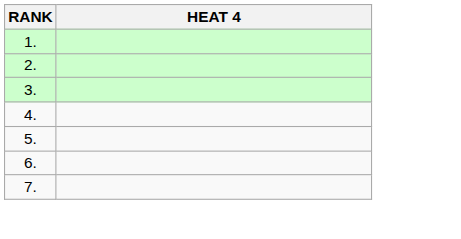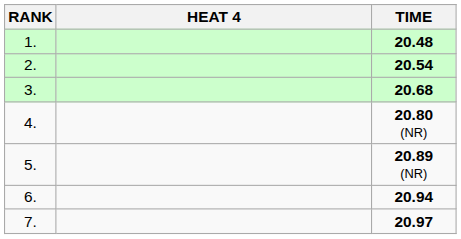+ column: (414, 17)
